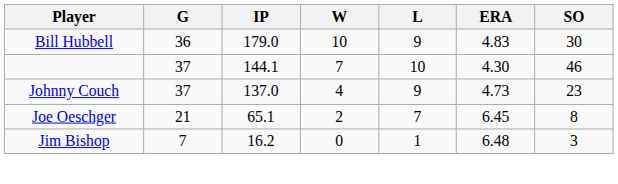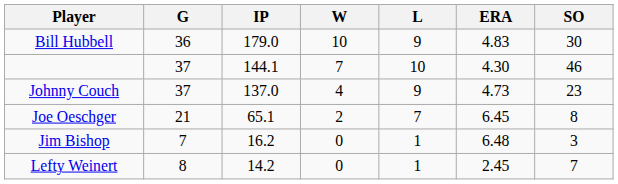+ row: (74, 166)
